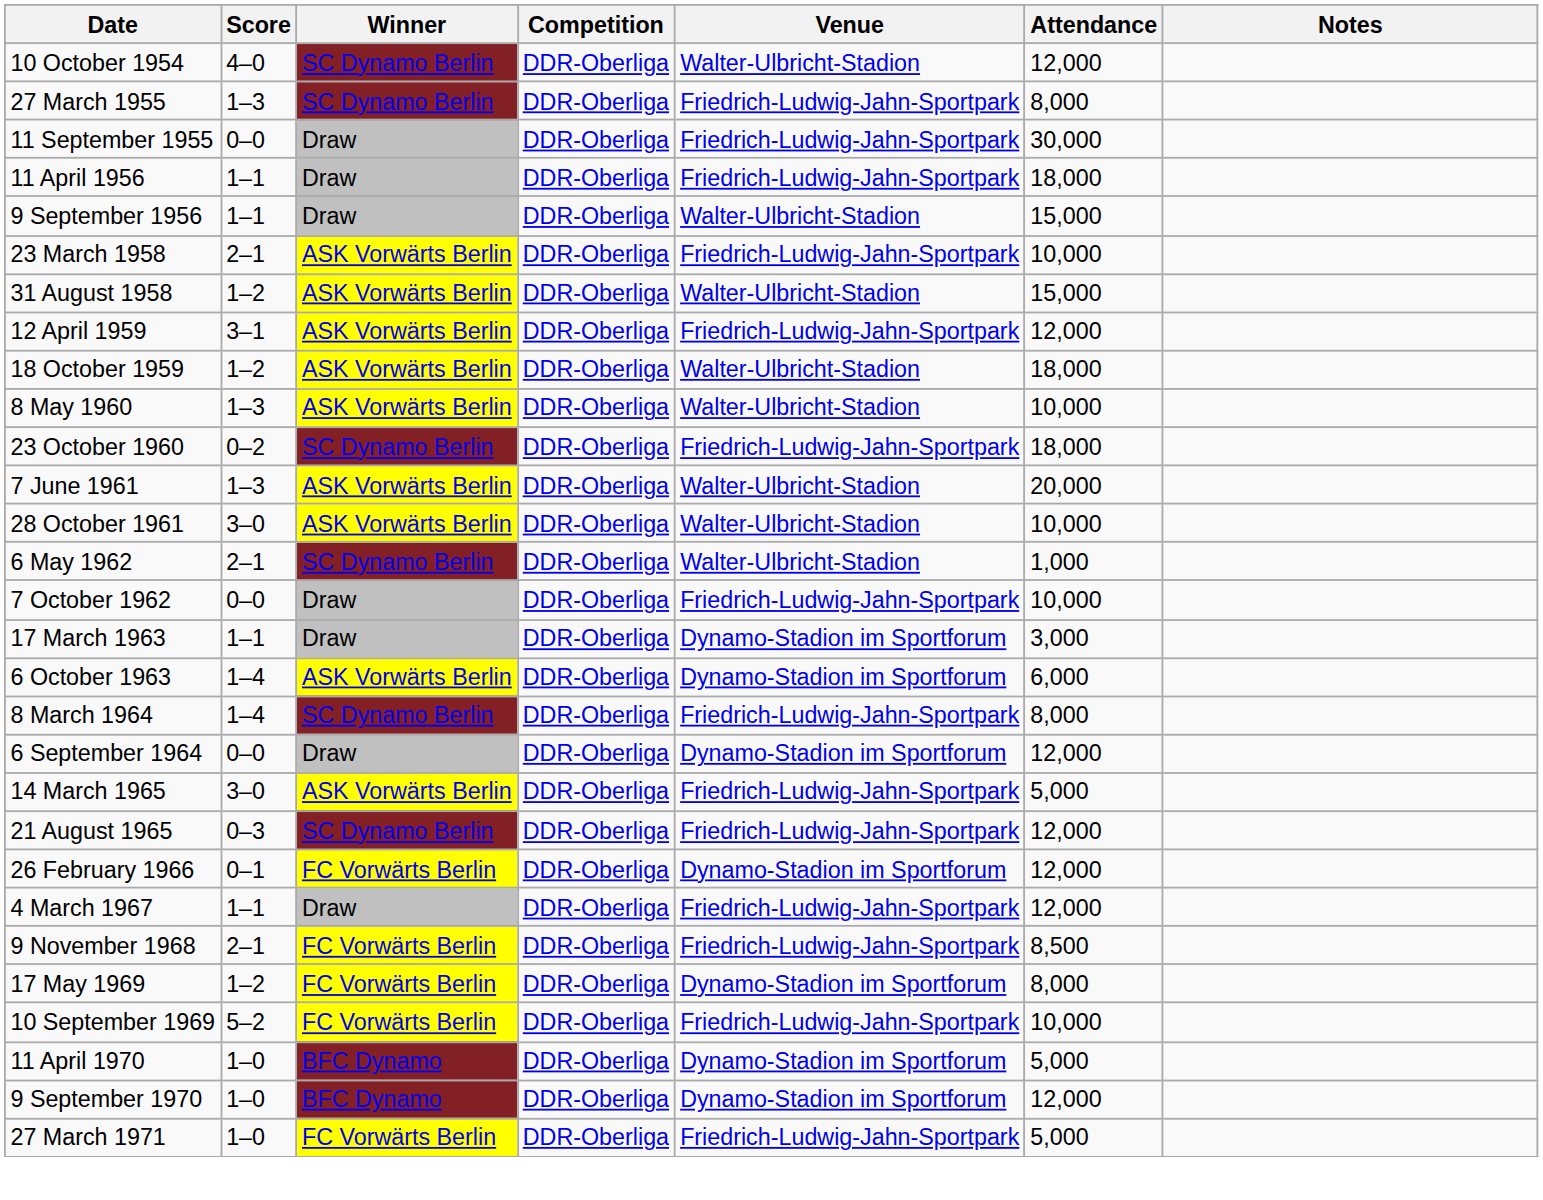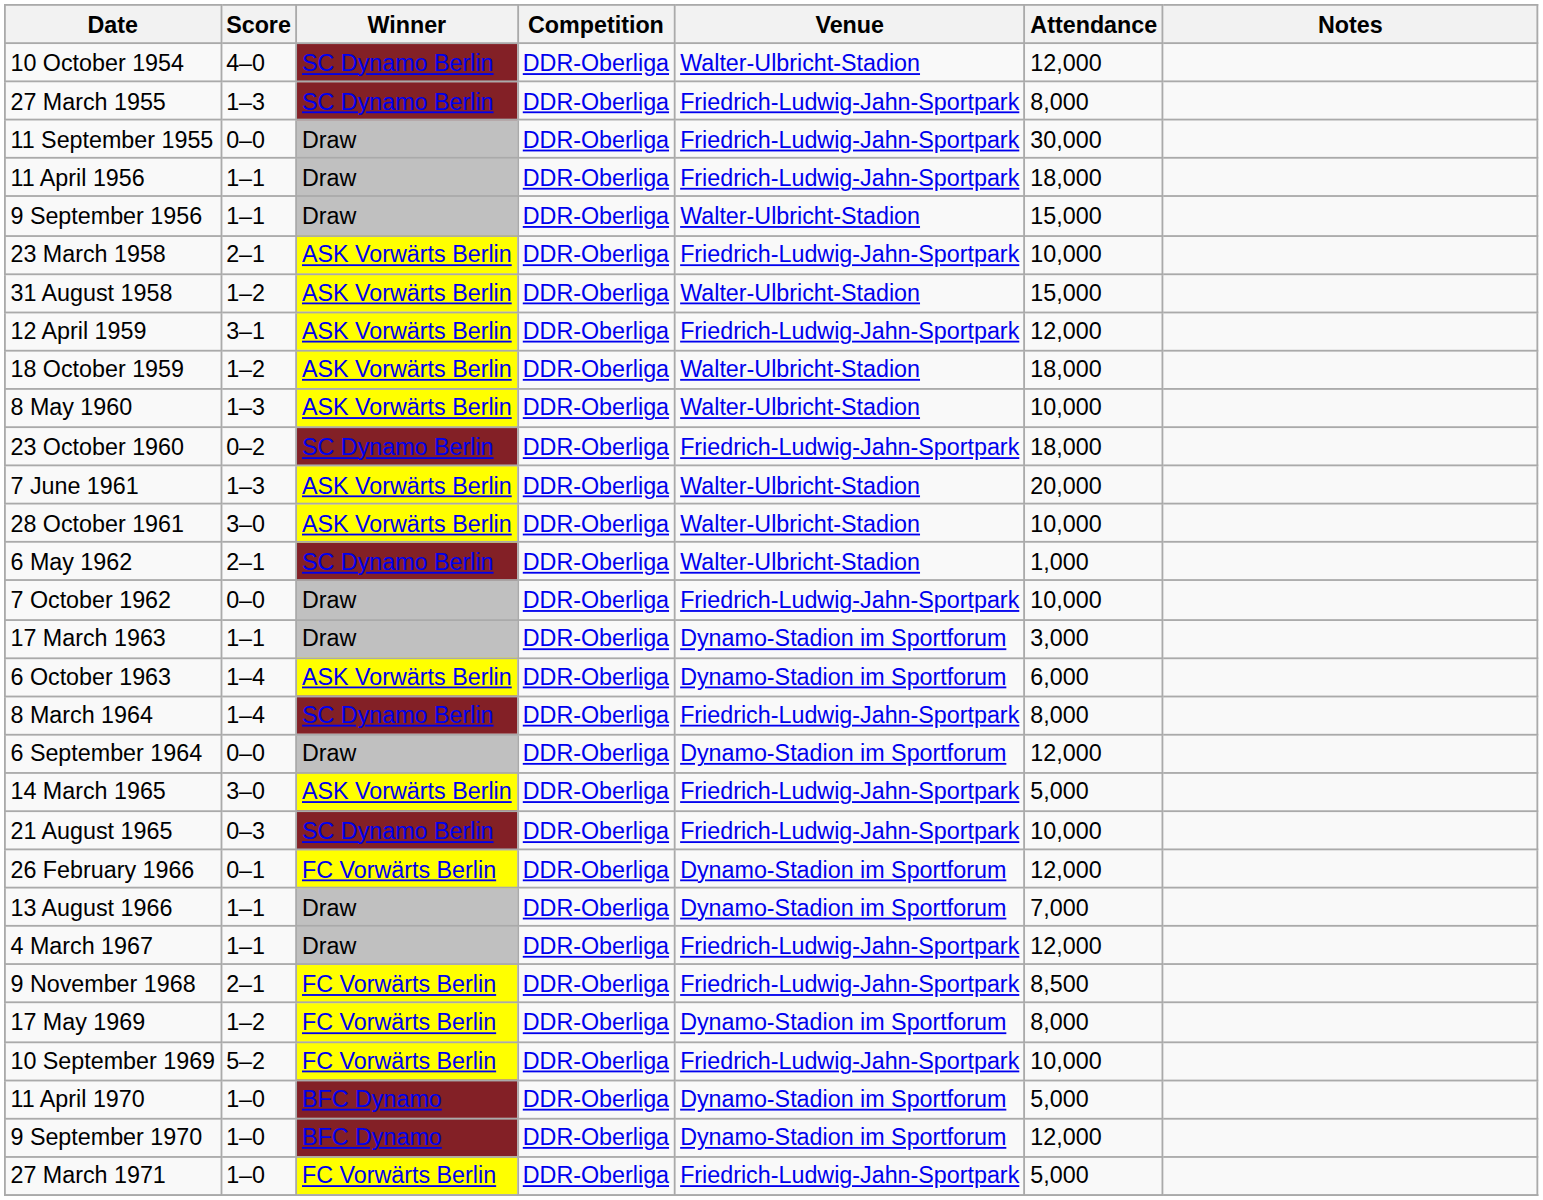(1066, 830) 12,000 -> (1066, 830) 10,000
+ row: (91, 907)
